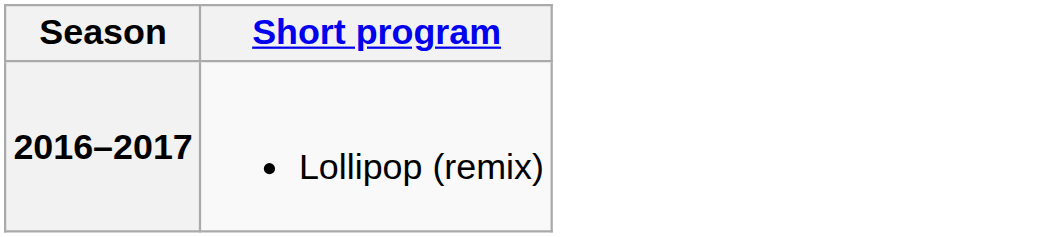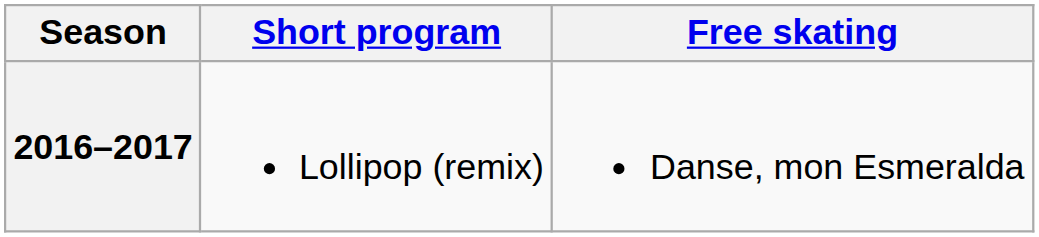+ column: (792, 32)
